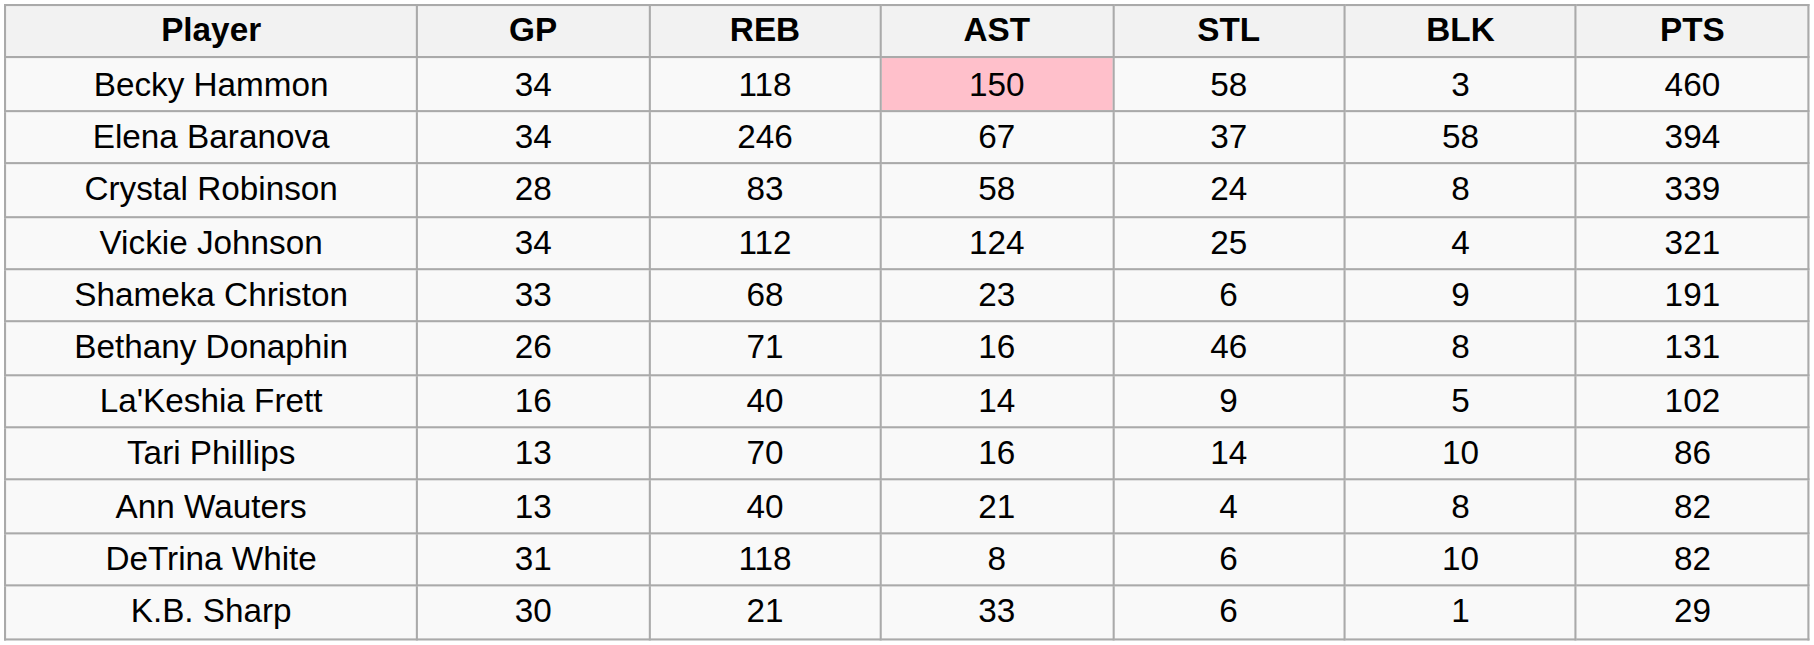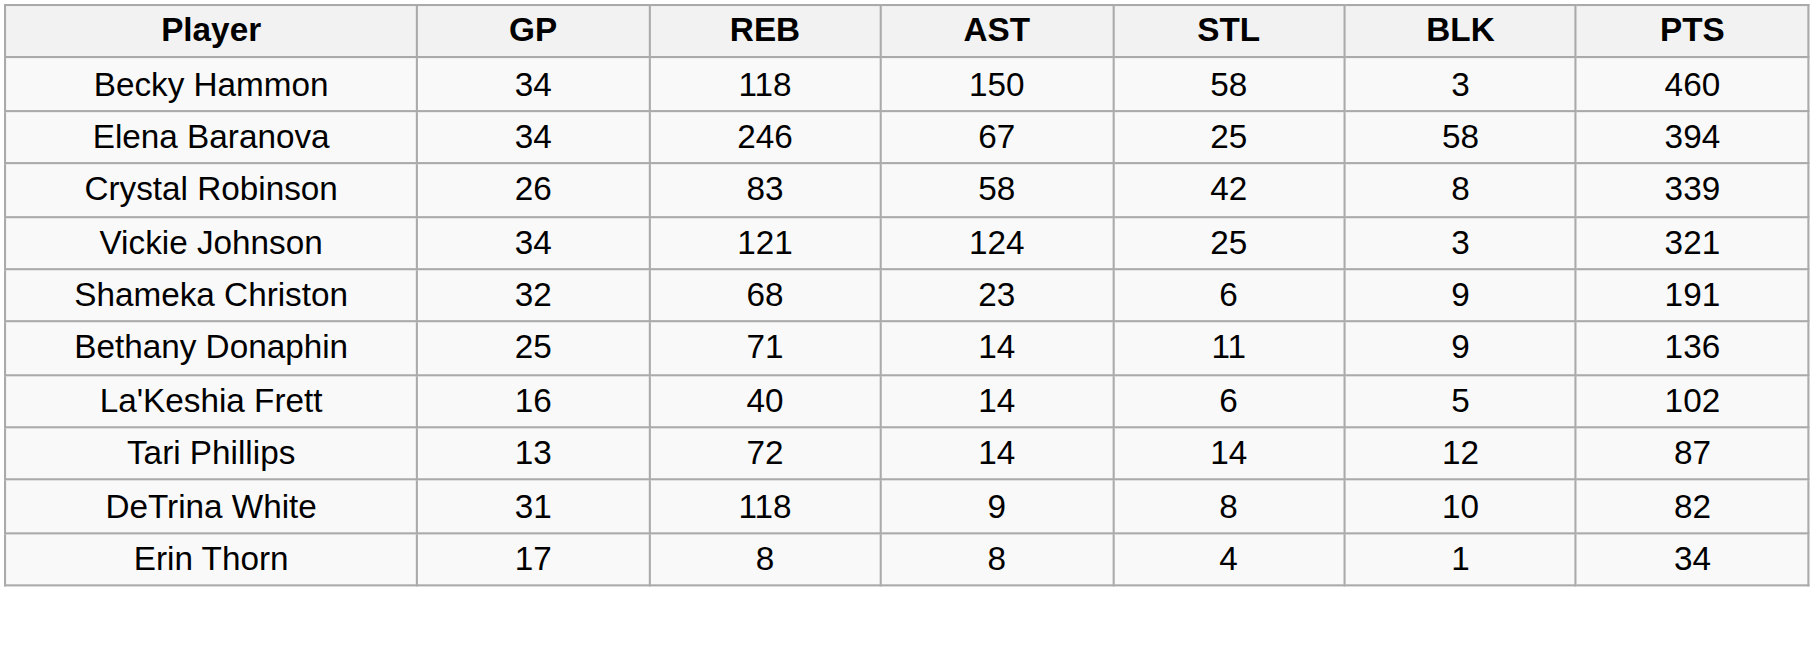(997, 83) pink background -> (997, 83) no background
(1229, 136) 37 -> (1229, 136) 25
(533, 189) 28 -> (533, 189) 26
(1229, 189) 24 -> (1229, 189) 42
(765, 242) 112 -> (765, 242) 121
(1460, 242) 4 -> (1460, 242) 3
(533, 294) 33 -> (533, 294) 32
(533, 347) 26 -> (533, 347) 25
(997, 347) 16 -> (997, 347) 14
(1229, 347) 46 -> (1229, 347) 11
(1460, 347) 8 -> (1460, 347) 9
(1692, 347) 131 -> (1692, 347) 136
(1229, 400) 9 -> (1229, 400) 6
(765, 453) 70 -> (765, 453) 72
(997, 453) 16 -> (997, 453) 14
(1460, 453) 10 -> (1460, 453) 12
(1692, 453) 86 -> (1692, 453) 87
- row: (211, 505)
(997, 558) 8 -> (997, 505) 9
(1229, 558) 6 -> (1229, 505) 8
+ row: (211, 558)
- row: (211, 611)
